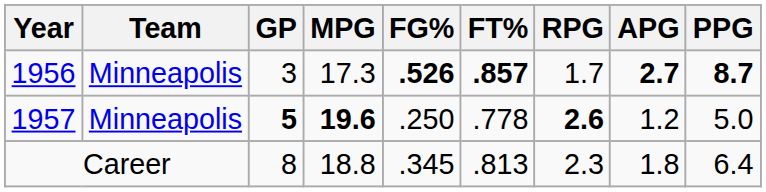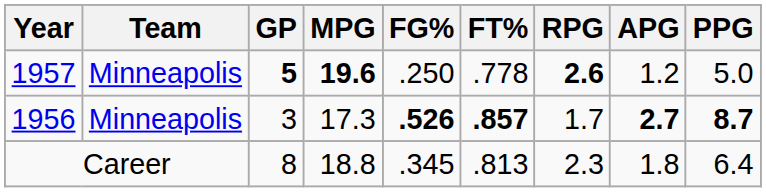rows swapped: (44, 73) <-> (44, 119)
